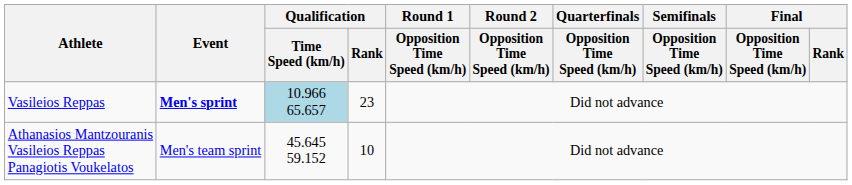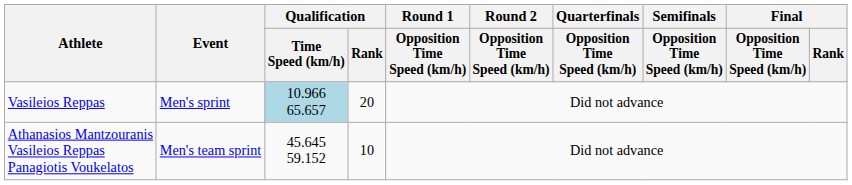(198, 102) bold -> (195, 102) normal
(367, 102) 23 -> (367, 102) 20
